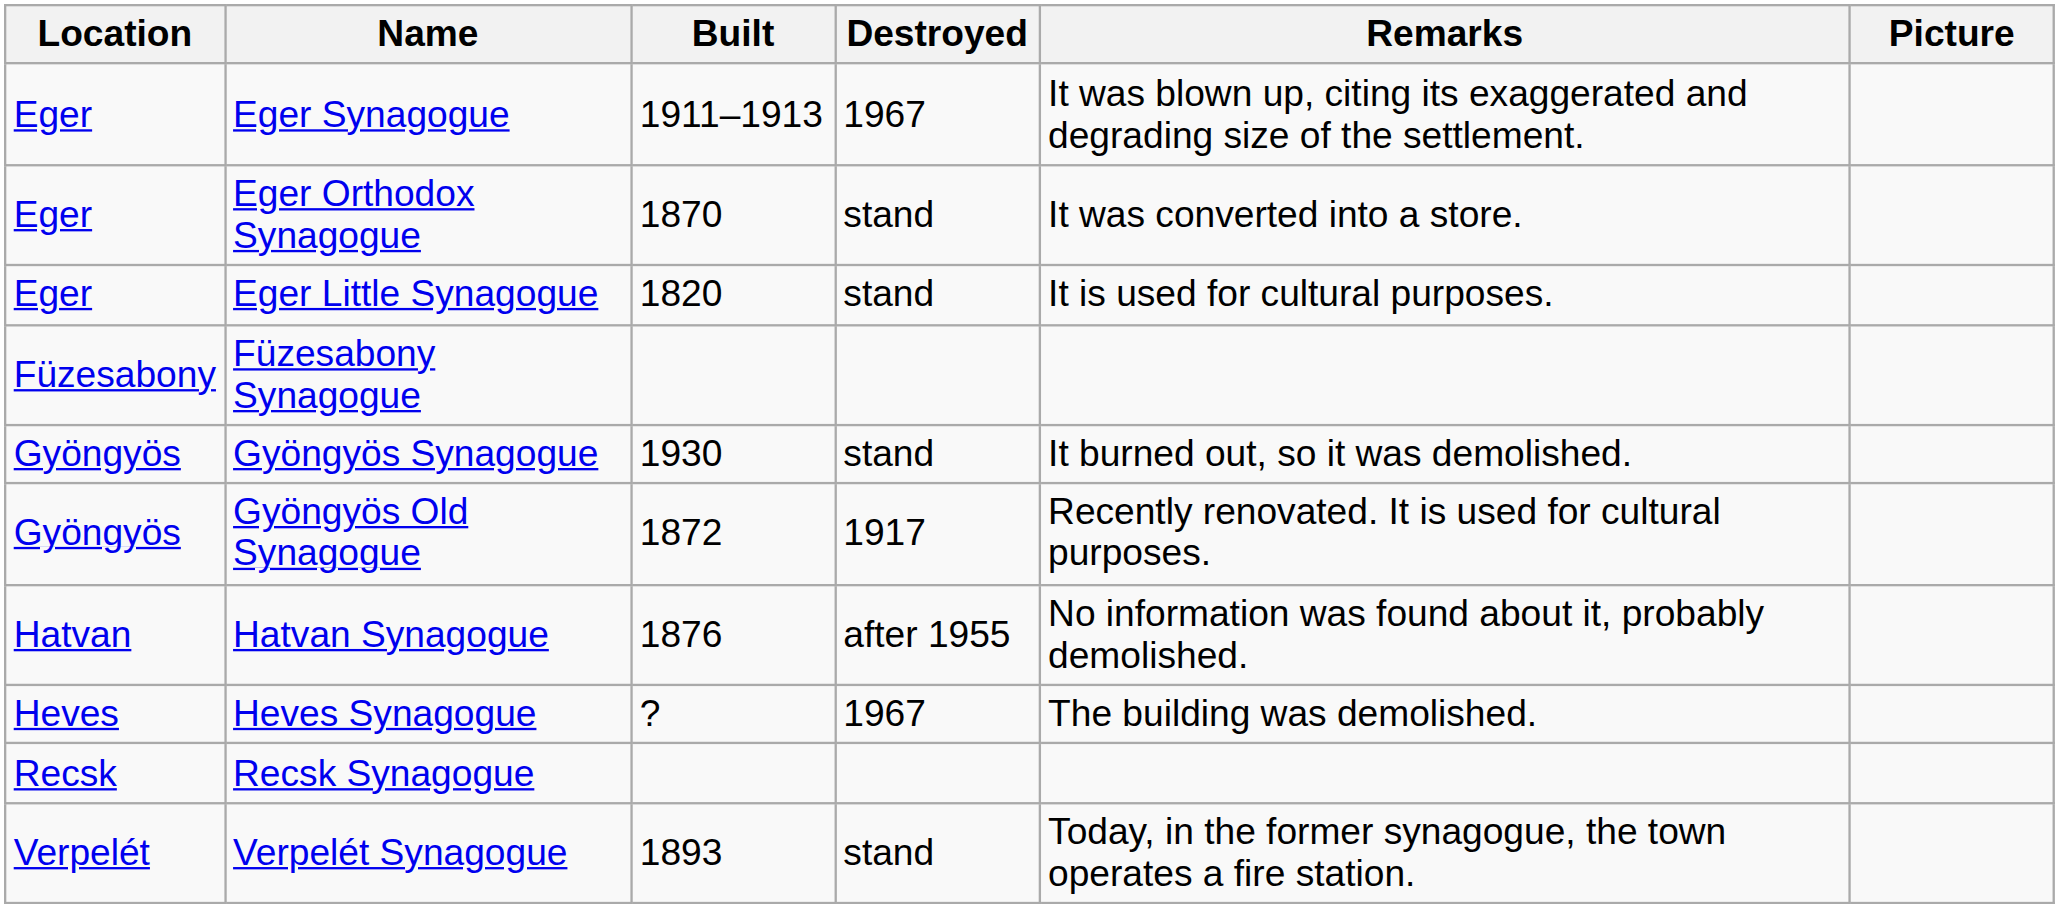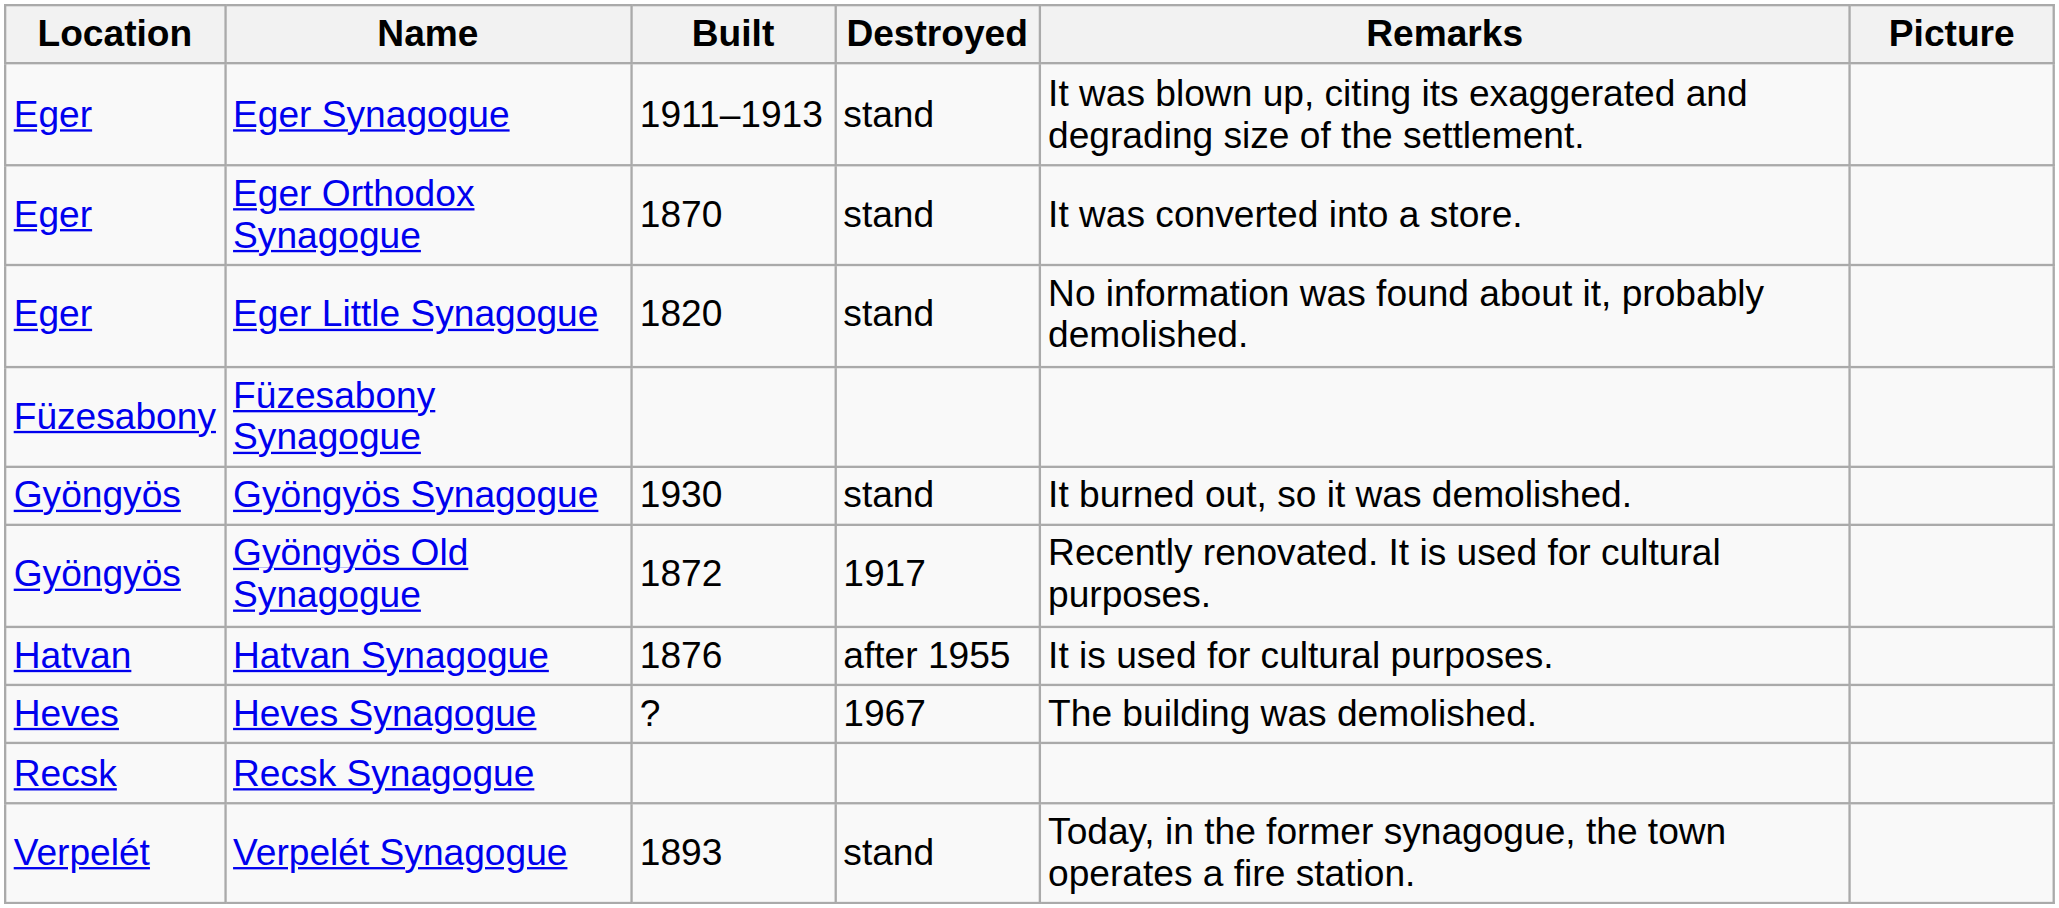(885, 113) 1967 -> (889, 113) stand
(1301, 294) It is used for cultural purposes. -> (1406, 314) No information was found about it, probably demolished.
(1406, 633) No information was found about it, probably demolished. -> (1301, 654) It is used for cultural purposes.
